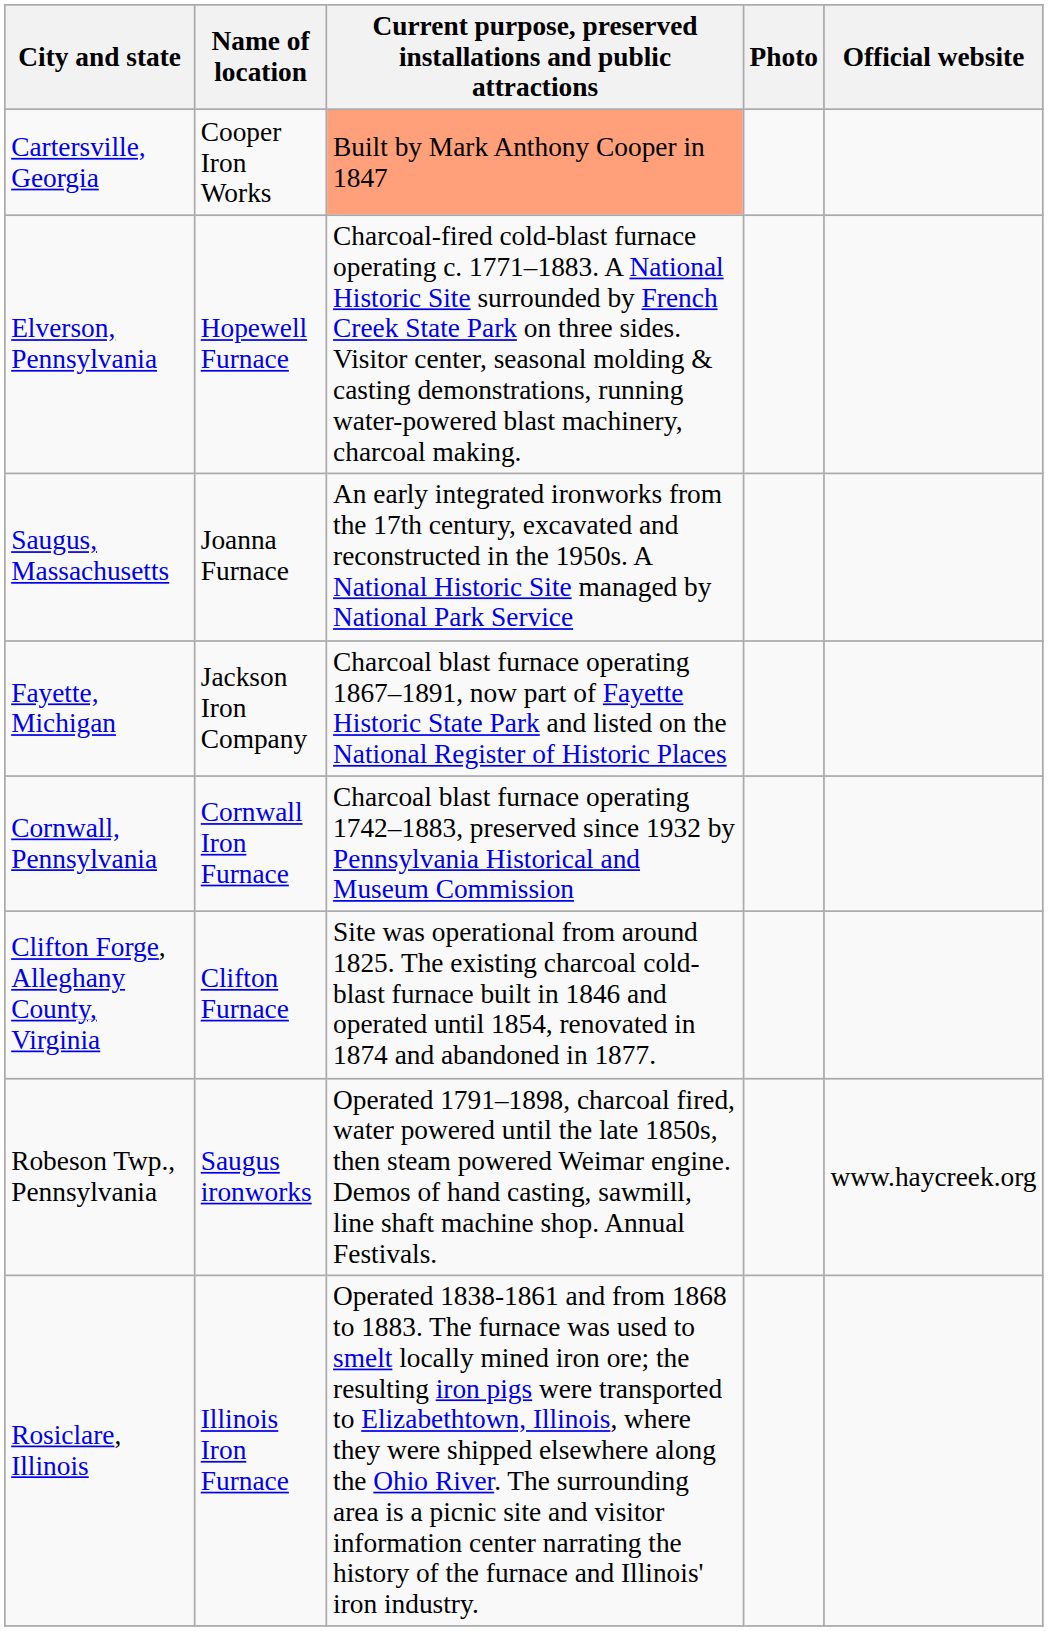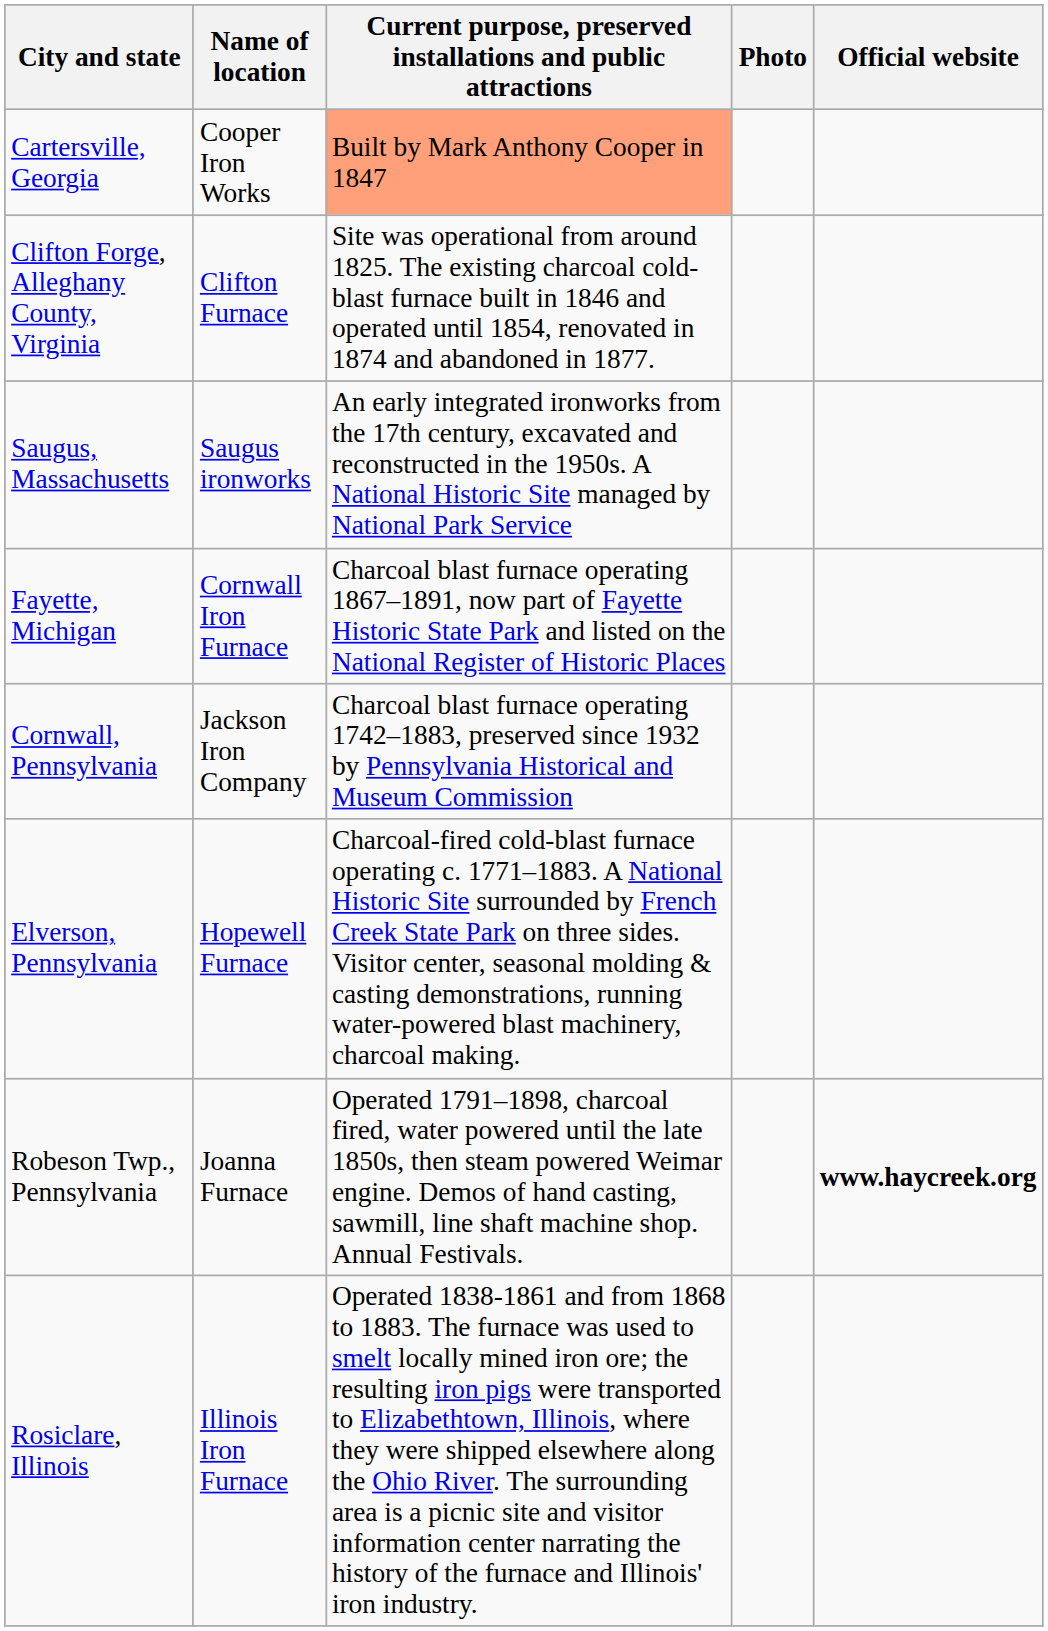rows swapped: (88, 994) <-> (84, 343)
(245, 556) Joanna Furnace -> (255, 464) Saugus ironworks
(254, 707) Jackson Iron Company -> (251, 615) Cornwall Iron Furnace
(252, 843) Cornwall Iron Furnace -> (253, 751) Jackson Iron Company
(256, 1176) Saugus ironworks -> (244, 1176) Joanna Furnace
(934, 1176) normal -> (928, 1176) bold
